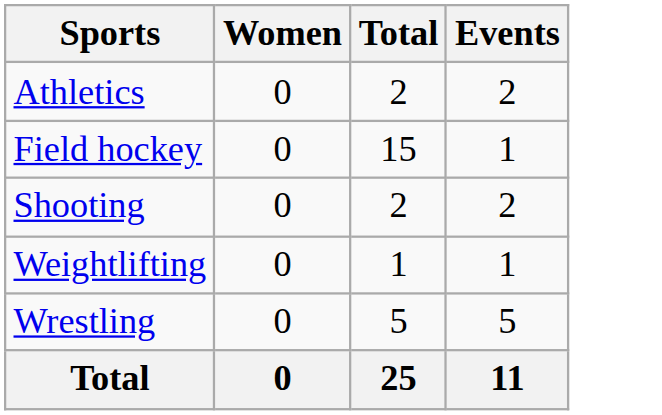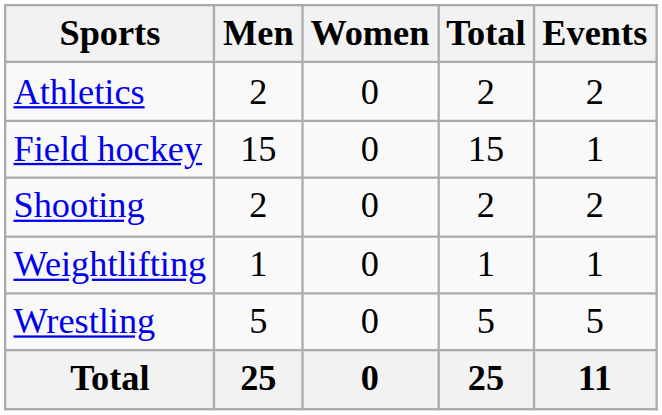+ column: (258, 33)
